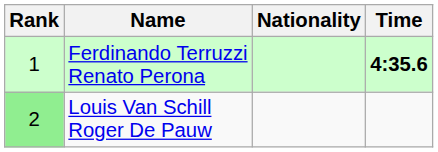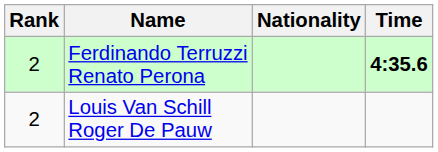(34, 64) 1 -> (34, 64) 2
(34, 119) lightgreen background -> (34, 119) no background
